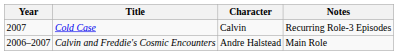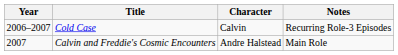(16, 27) 2007 -> (29, 27) 2006–2007
(29, 43) 2006–2007 -> (16, 43) 2007
